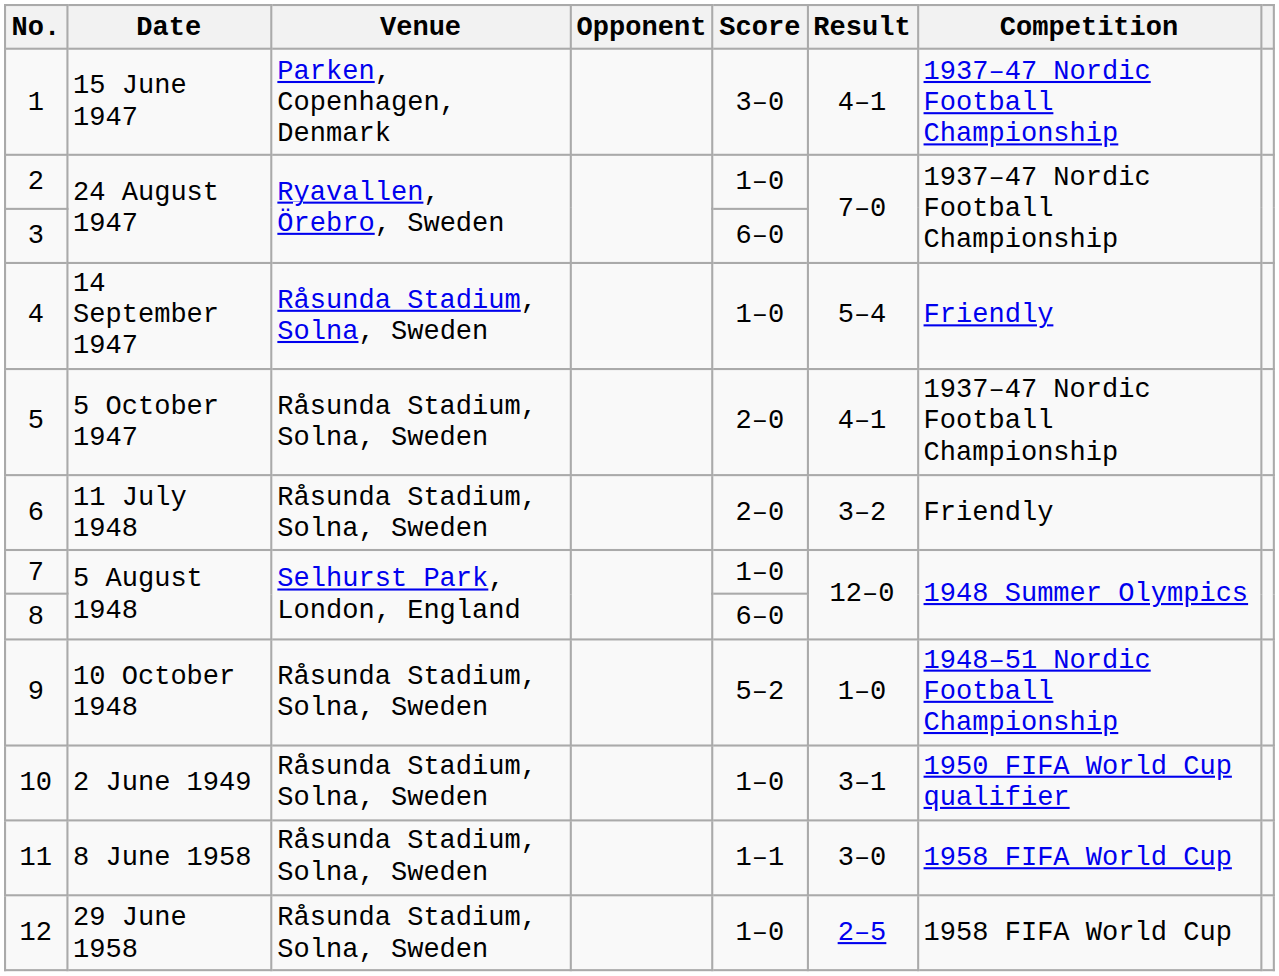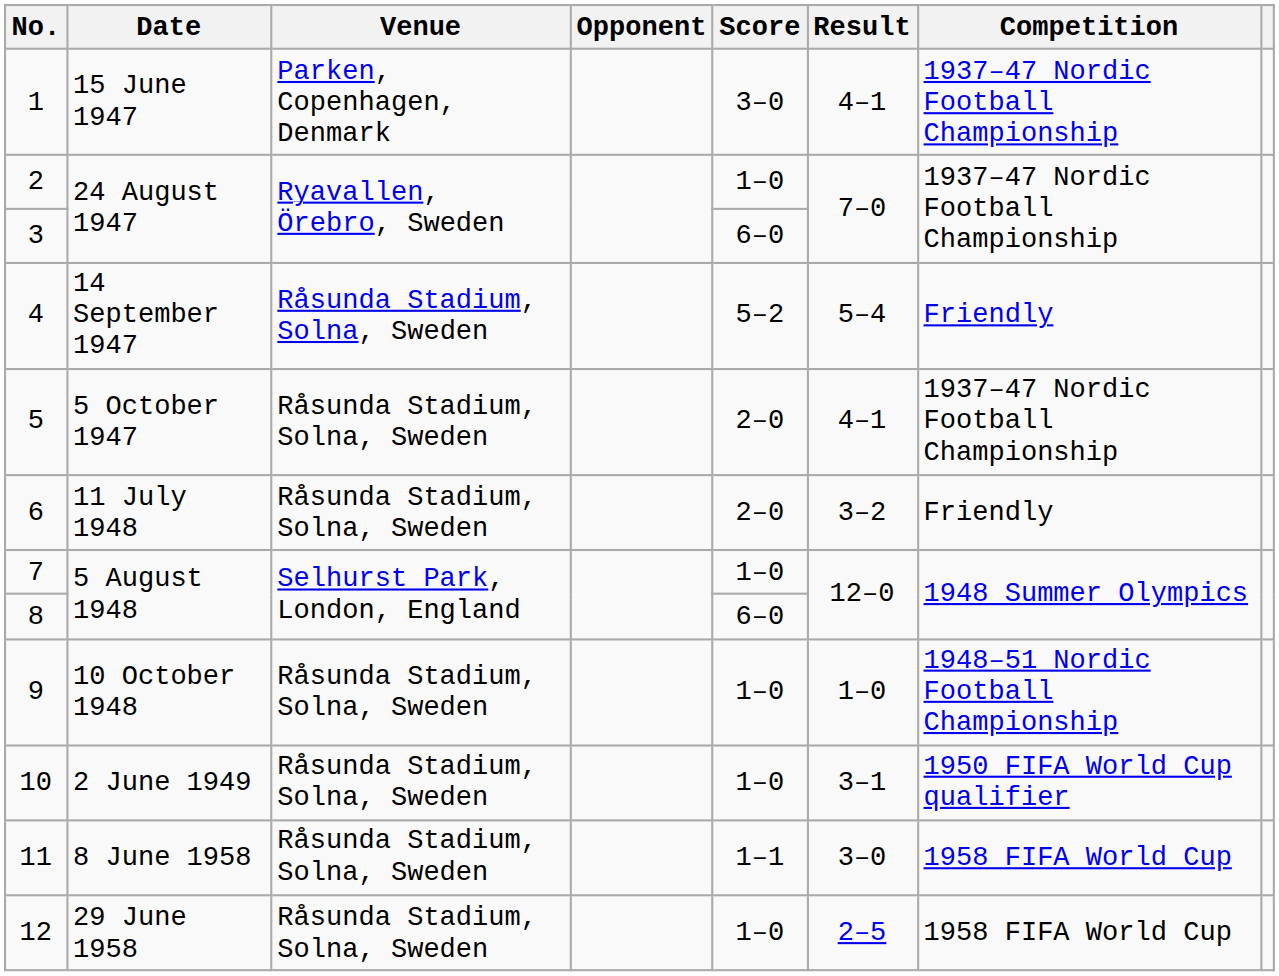(760, 315) 1–0 -> (760, 315) 5–2
(760, 692) 5–2 -> (760, 692) 1–0
